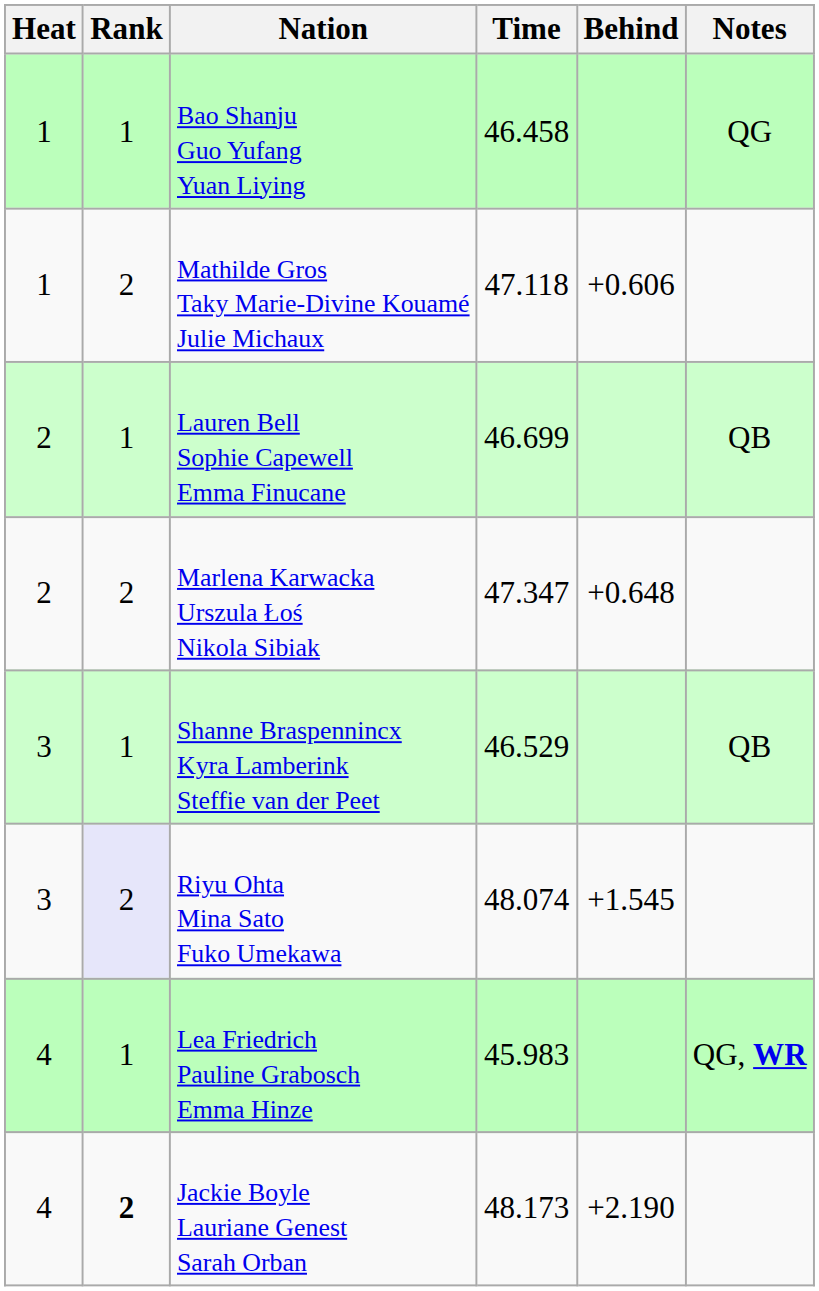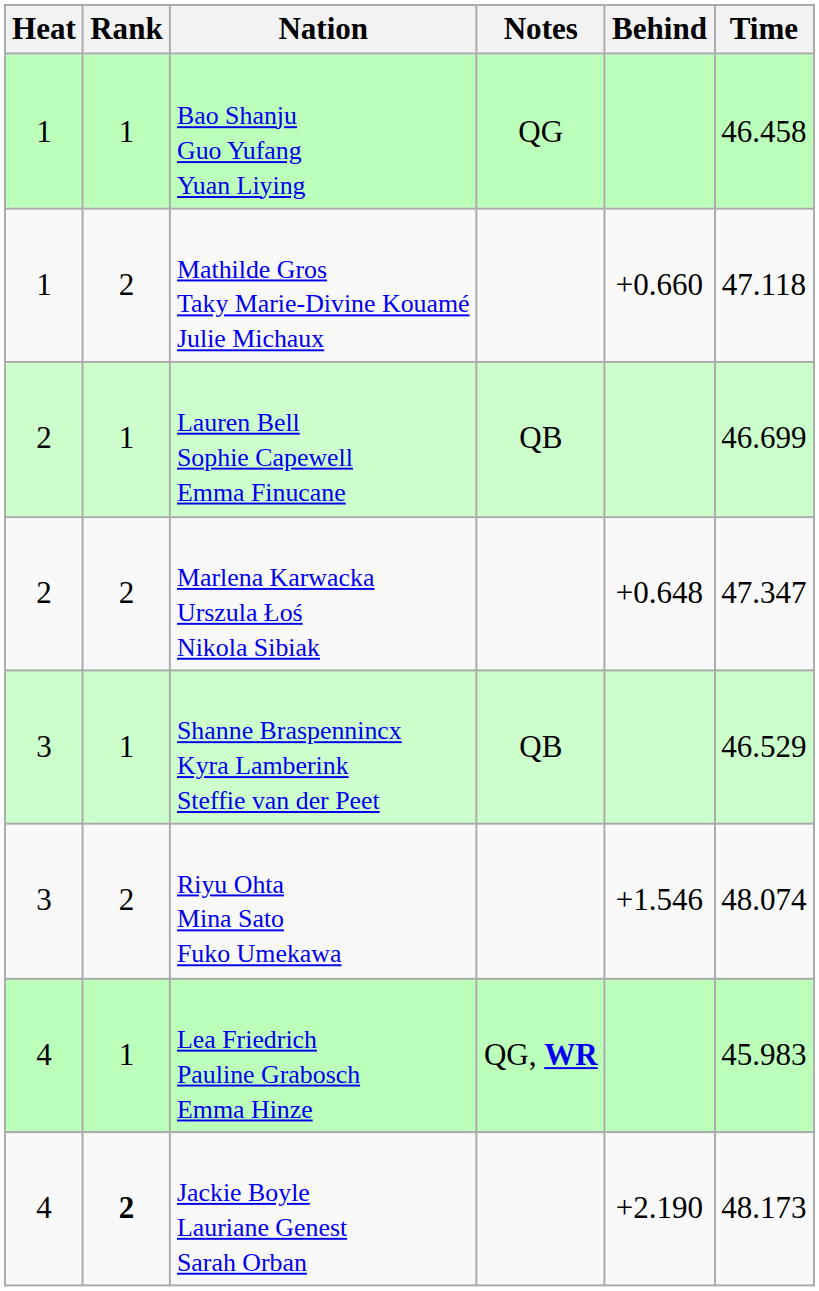columns swapped: (527, 29) <-> (750, 29)
(631, 284) +0.606 -> (659, 284) +0.660
(126, 900) lavender background -> (126, 900) no background
(631, 900) +1.545 -> (659, 900) +1.546
